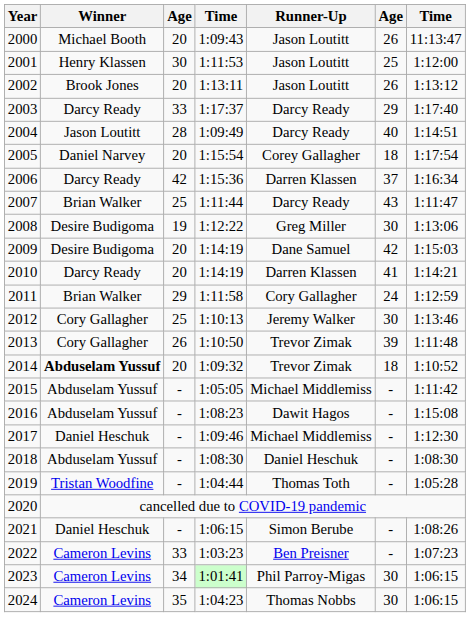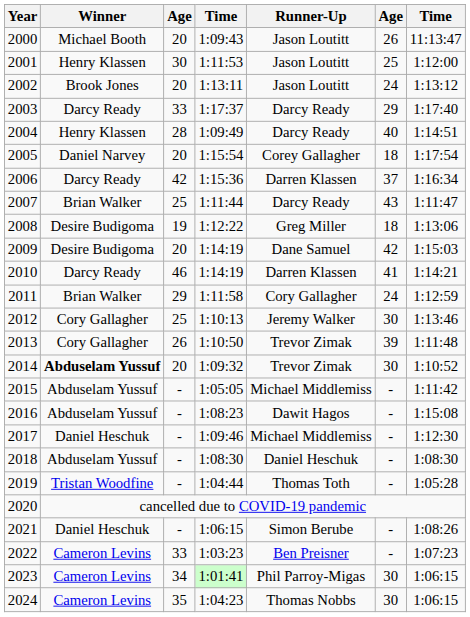(391, 86) 26 -> (391, 86) 24
(102, 132) Jason Loutitt -> (102, 132) Henry Klassen
(391, 226) 30 -> (391, 226) 18
(179, 272) 20 -> (179, 272) 46
(391, 366) 18 -> (391, 366) 30
